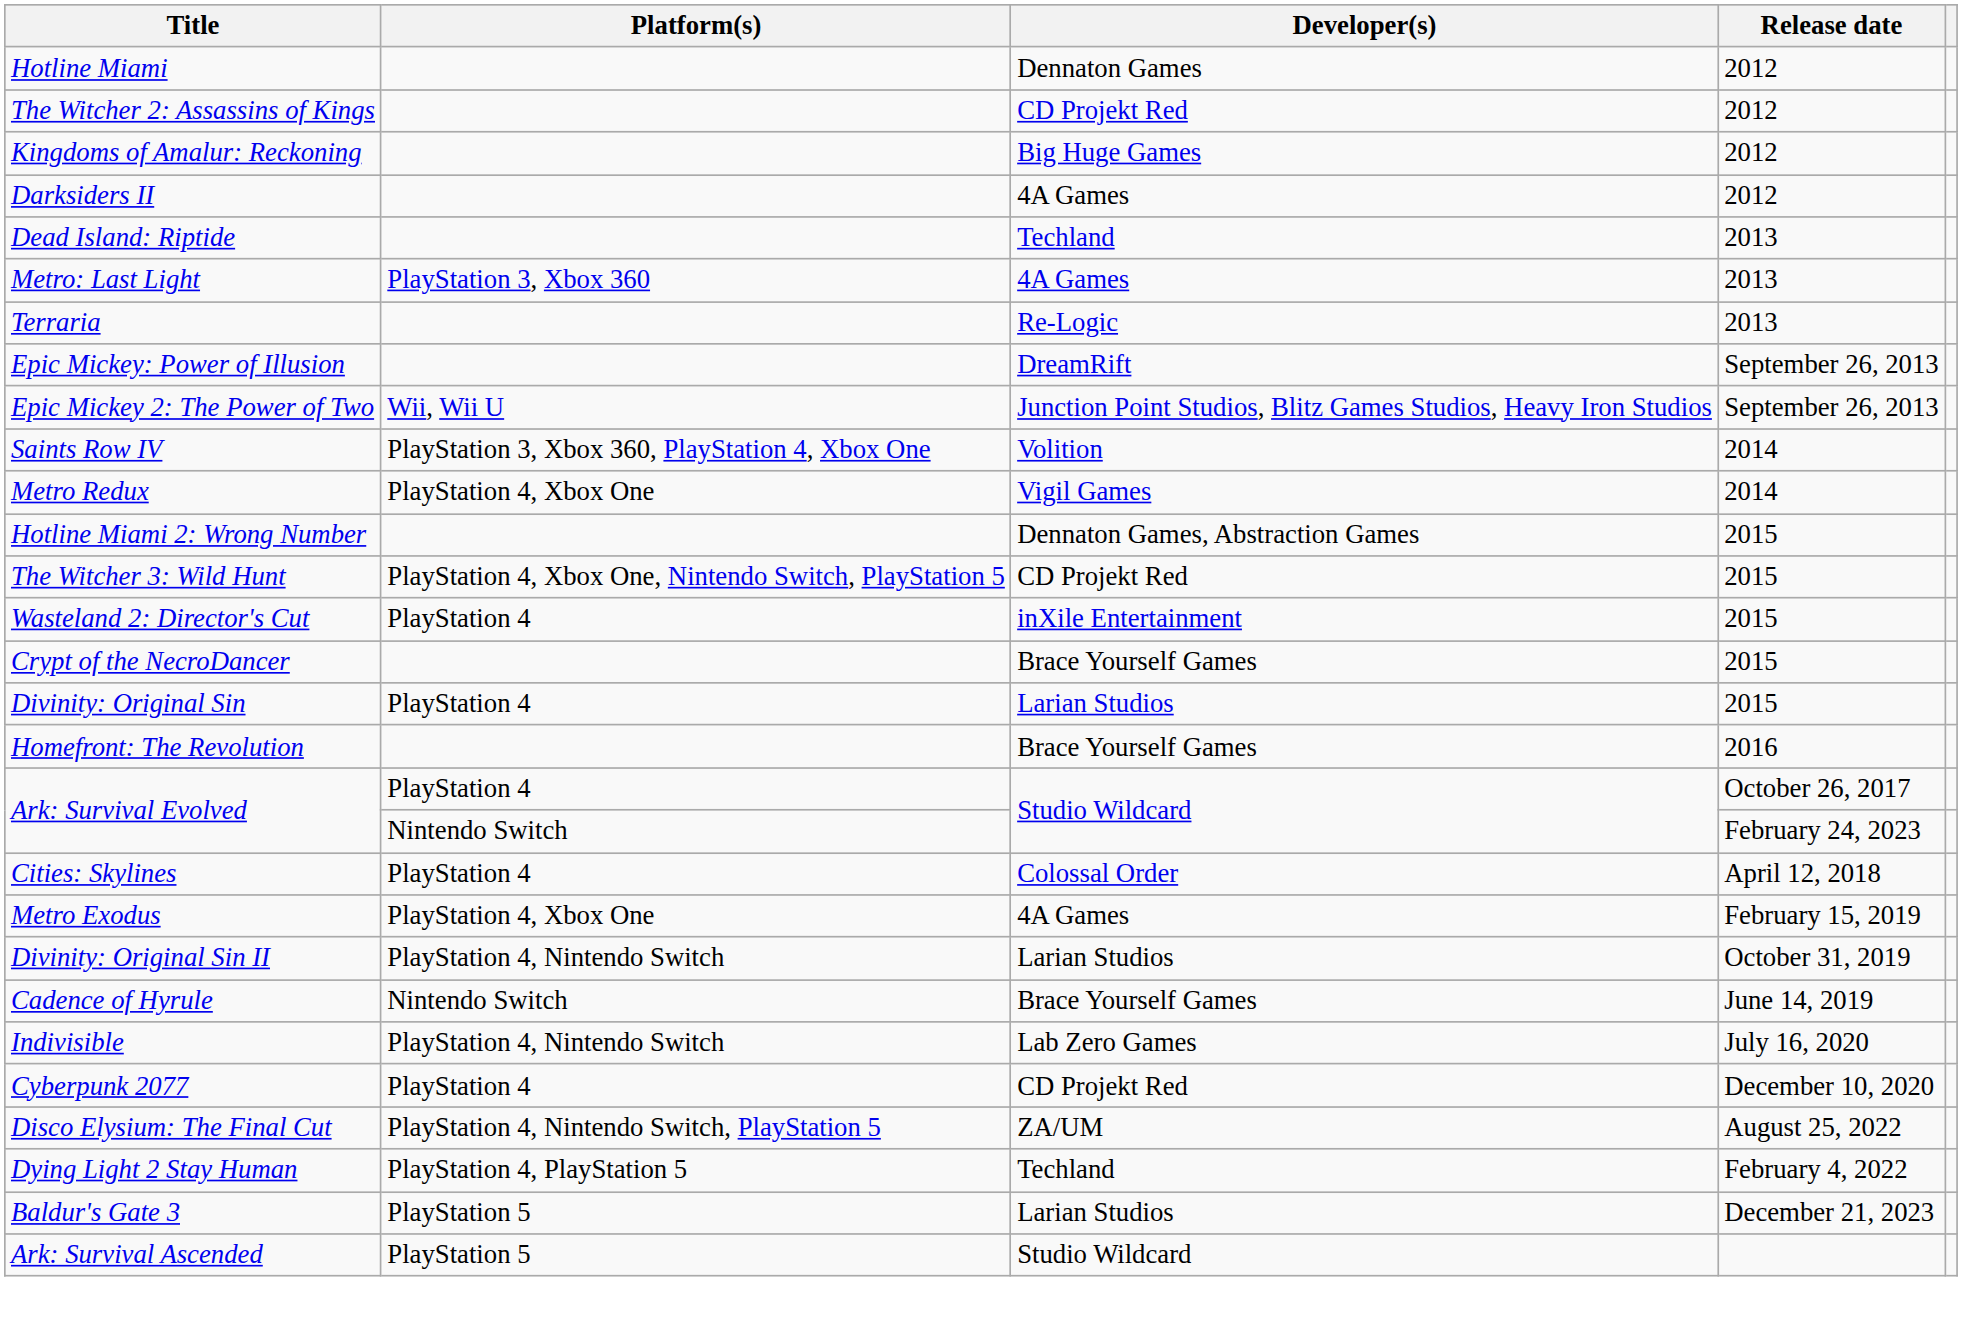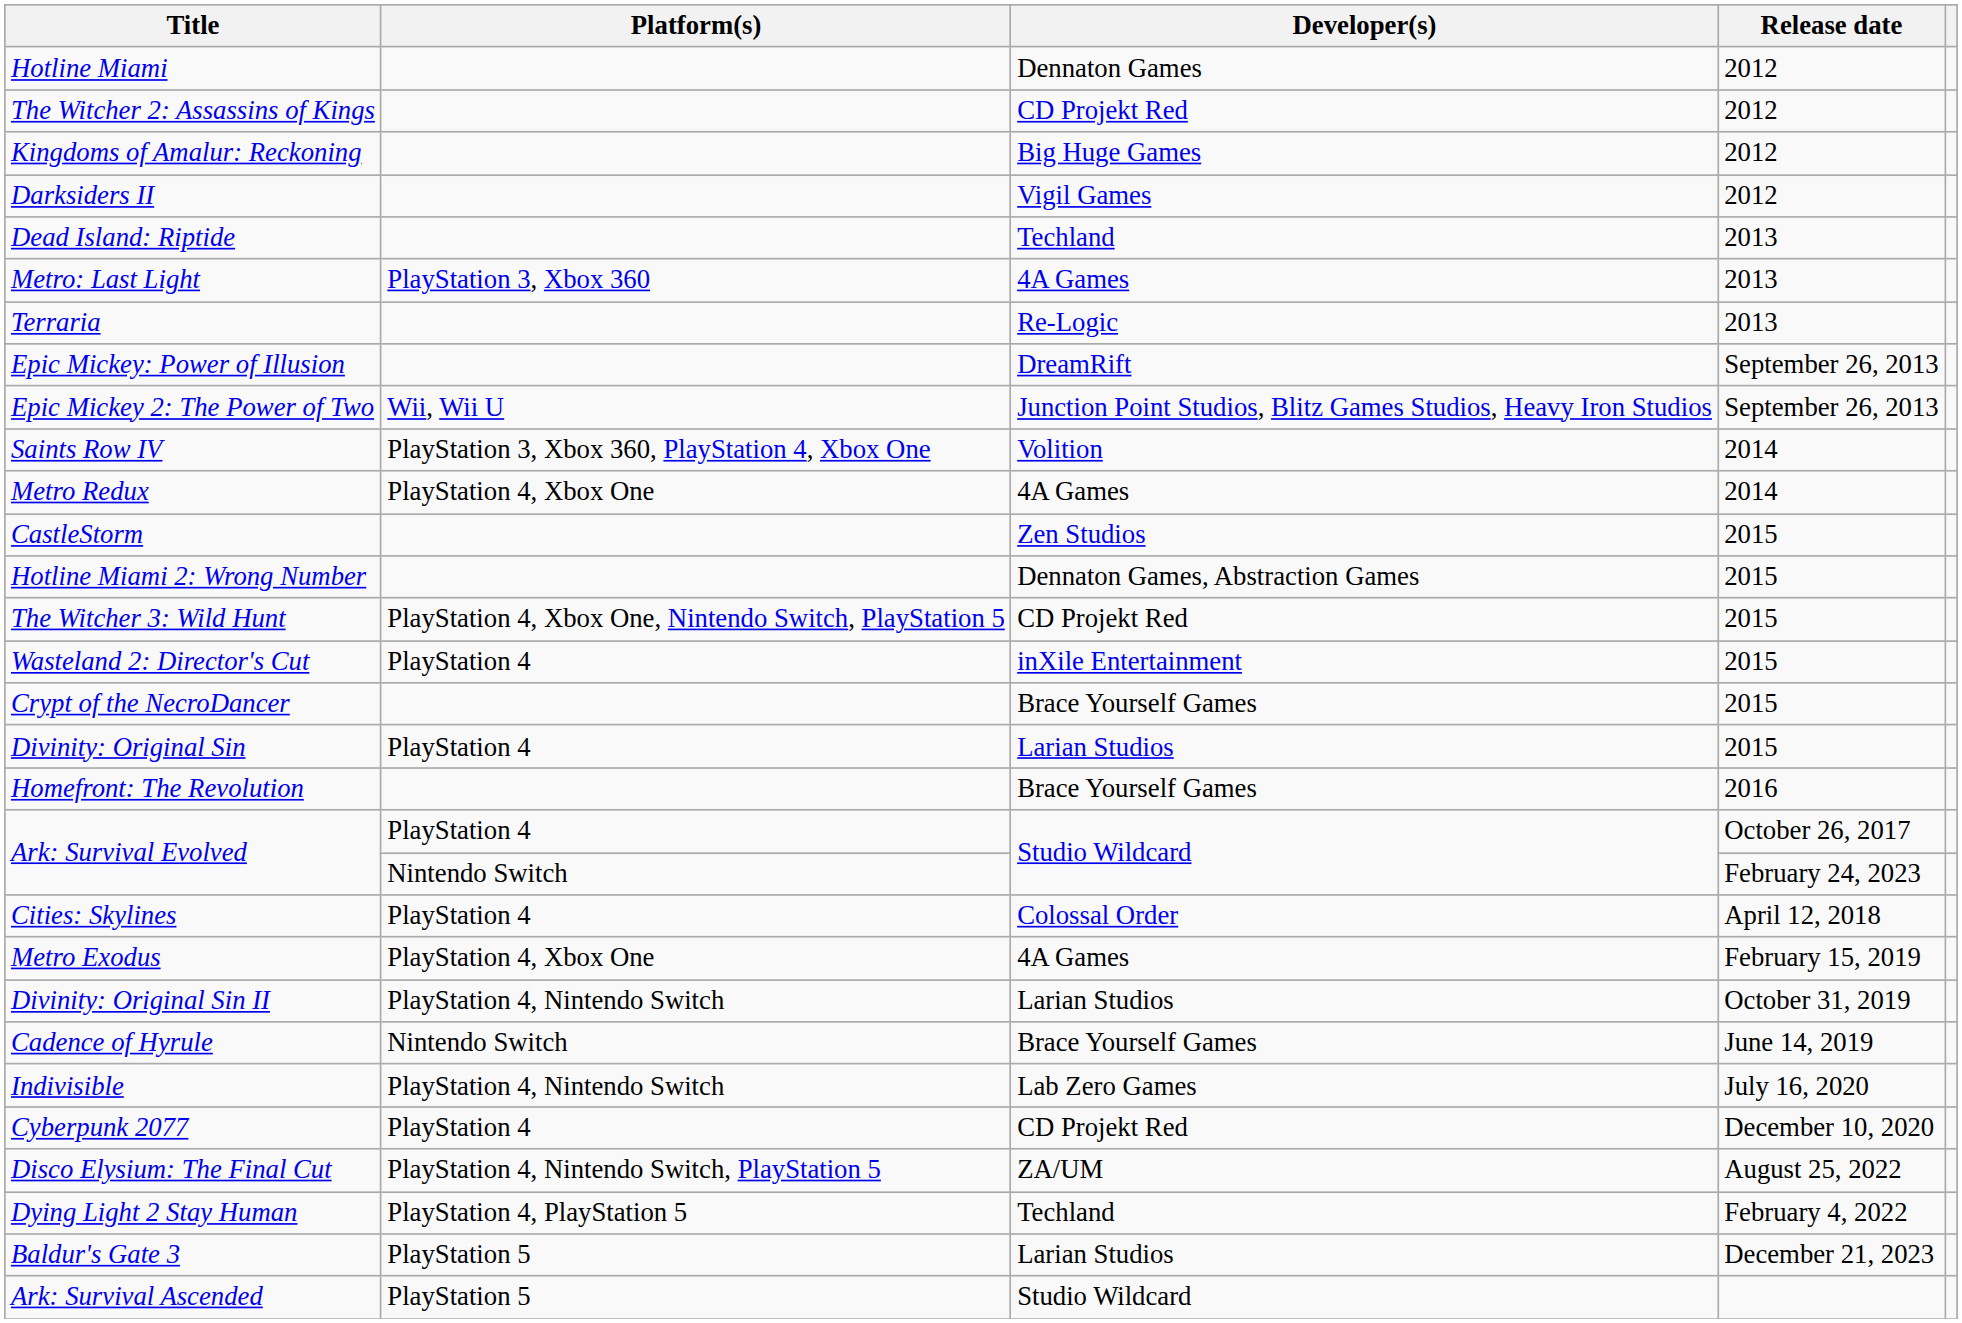(1073, 195) 4A Games -> (1084, 195) Vigil Games
(1084, 491) Vigil Games -> (1073, 491) 4A Games
+ row: (77, 534)
